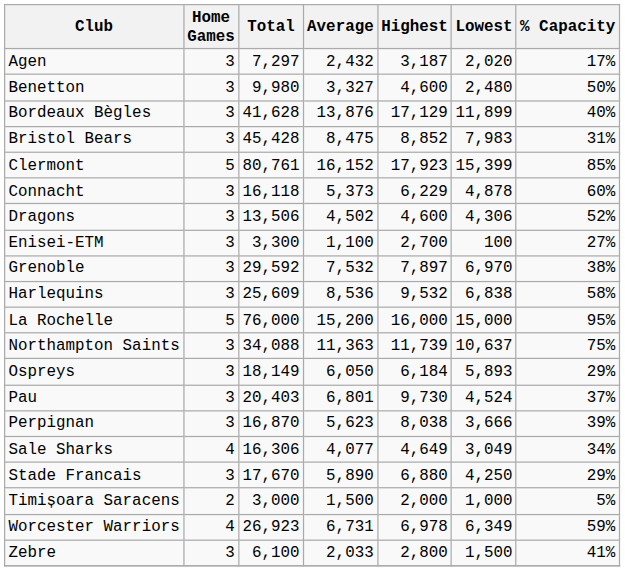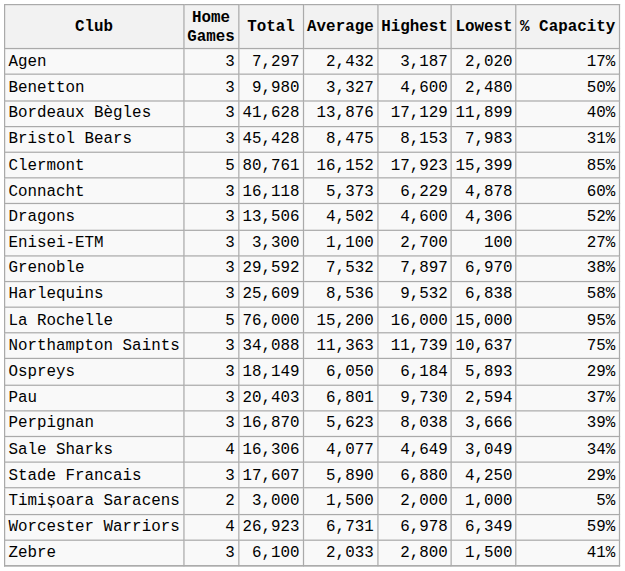(424, 139) 8,852 -> (424, 139) 8,153
(489, 398) 4,524 -> (489, 398) 2,594
(271, 475) 17,670 -> (271, 475) 17,607
